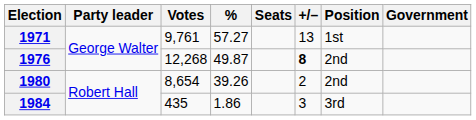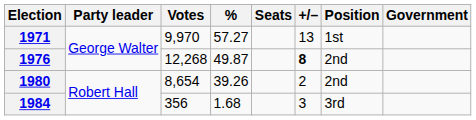(182, 37) 9,761 -> (182, 37) 9,970
(176, 103) 435 -> (176, 103) 356
(227, 103) 1.86 -> (227, 103) 1.68
